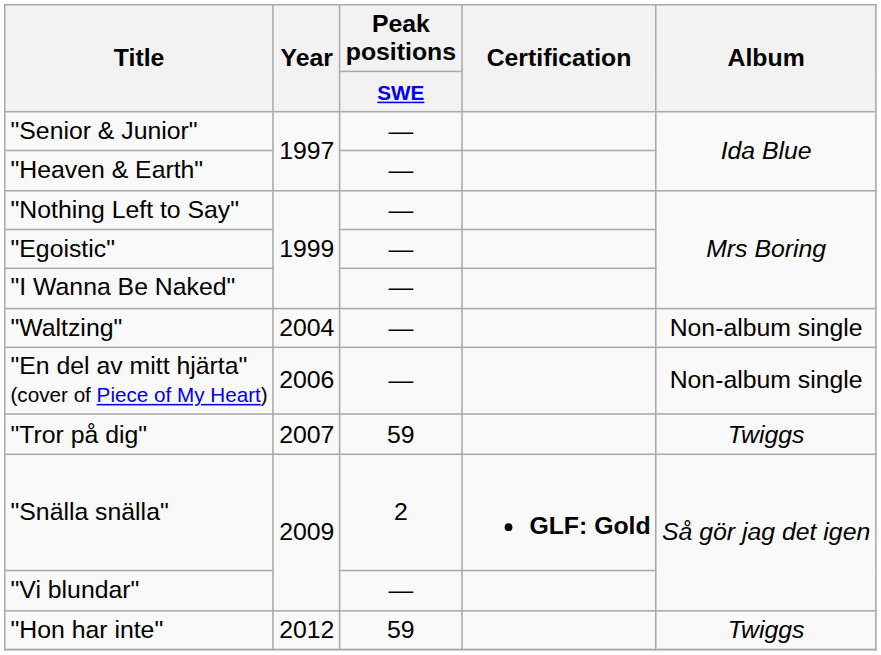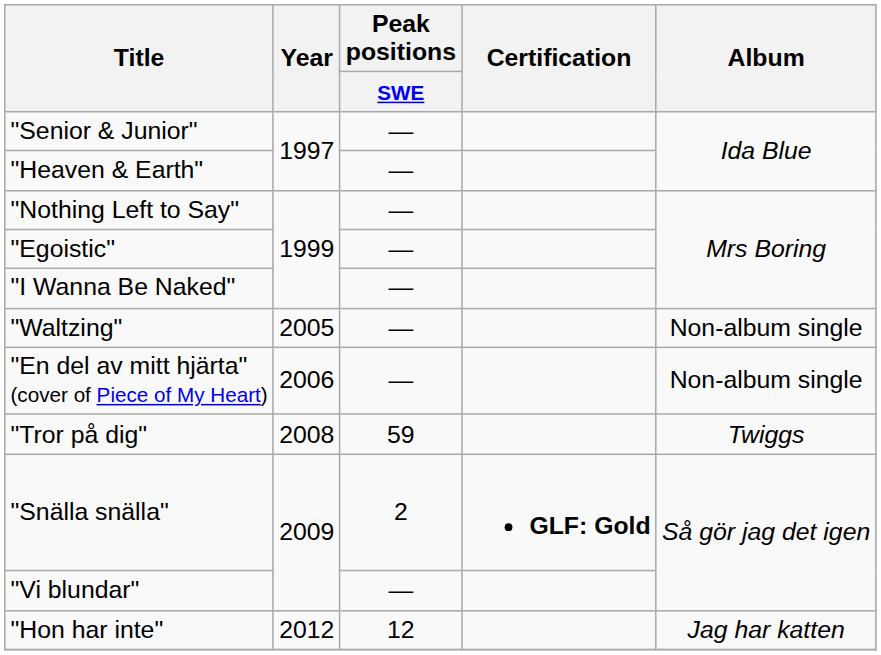(307, 327) 2004 -> (307, 327) 2005
(307, 433) 2007 -> (307, 433) 2008
(401, 629) 59 -> (401, 629) 12
(766, 629) Twiggs -> (766, 629) Jag har katten
